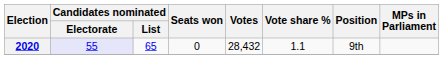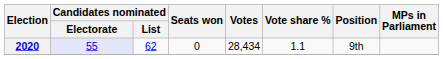(151, 46) 65 -> (151, 46) 62
(244, 46) 28,432 -> (244, 46) 28,434
